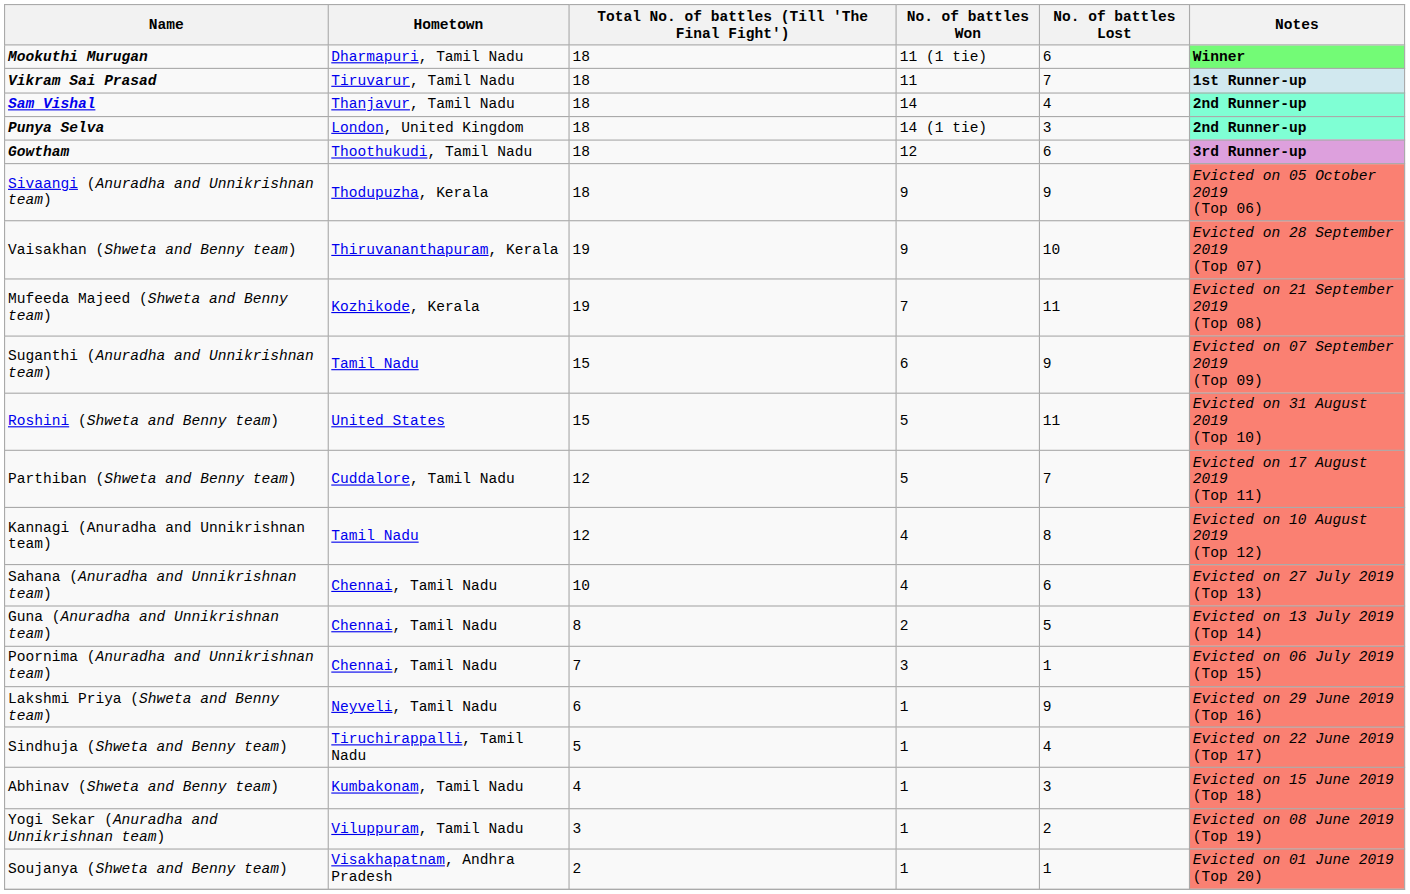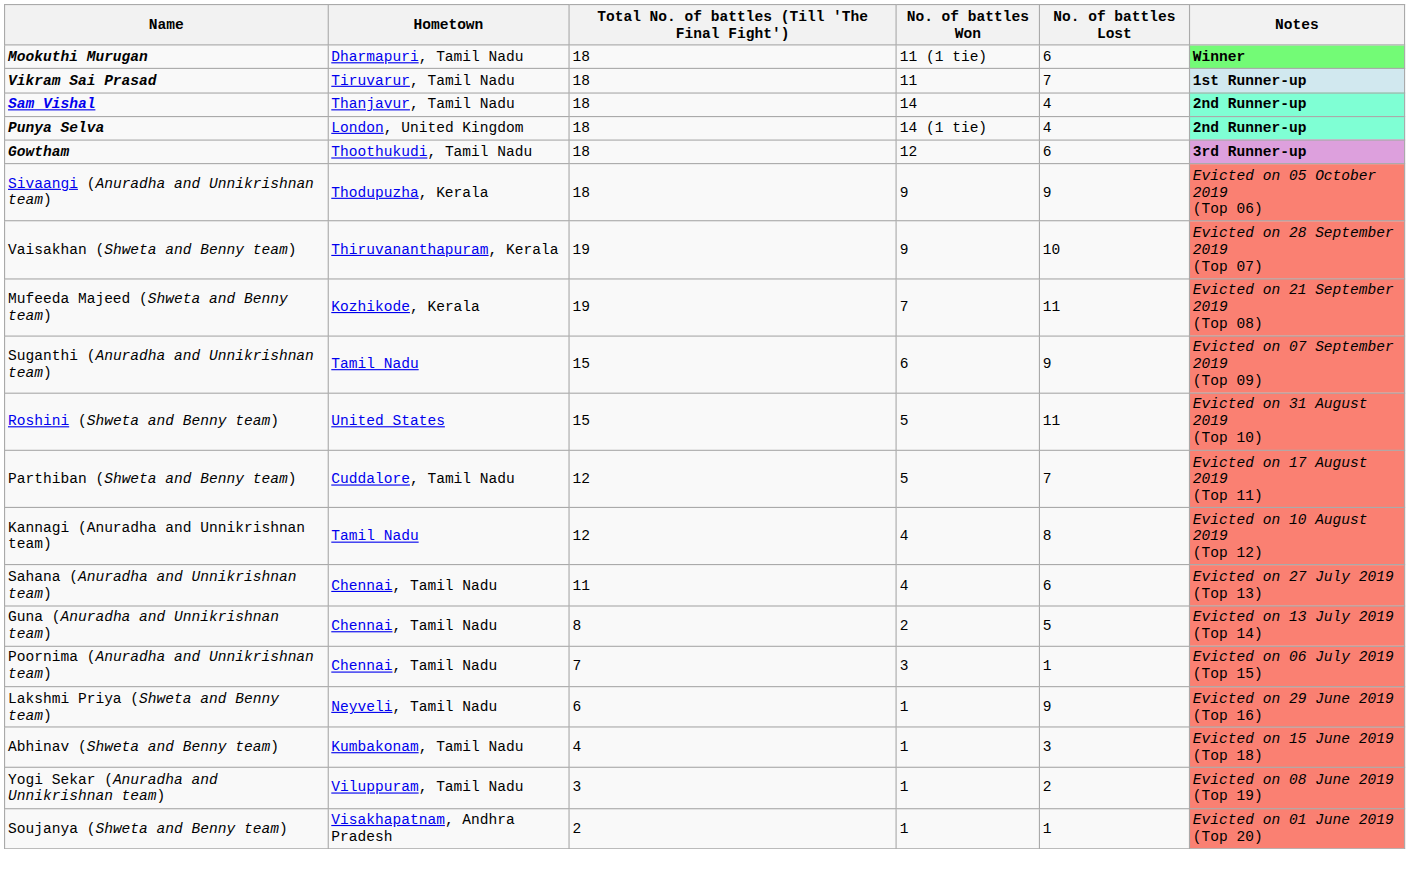(1047, 128) 3 -> (1047, 128) 4
(581, 585) 10 -> (581, 585) 11
- row: (148, 747)
